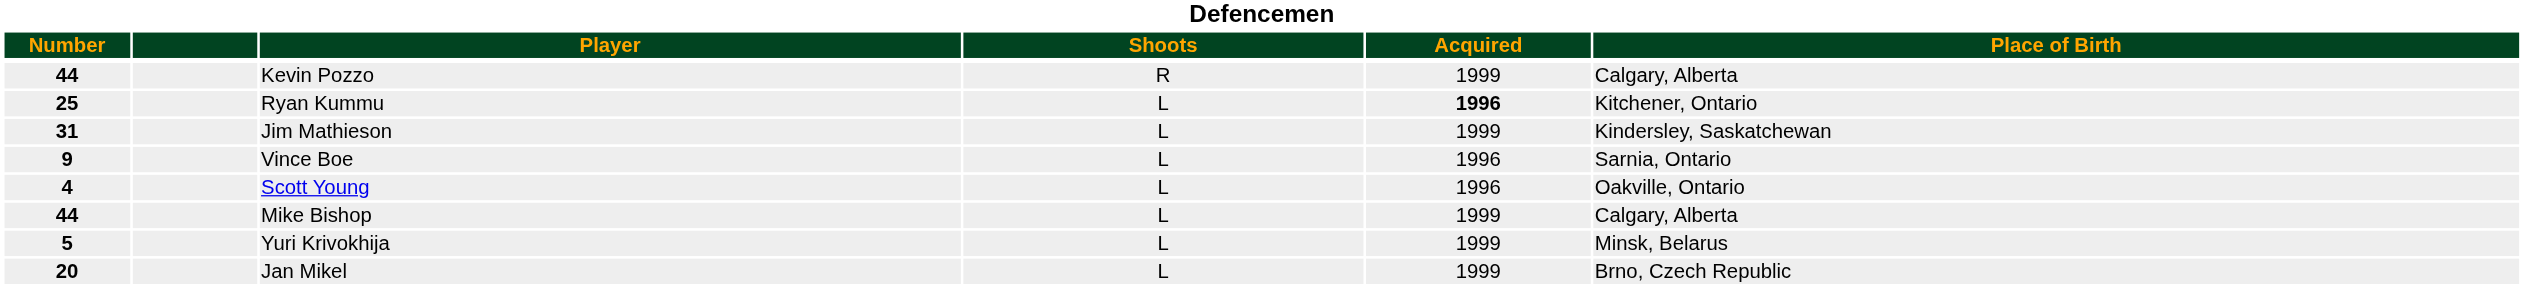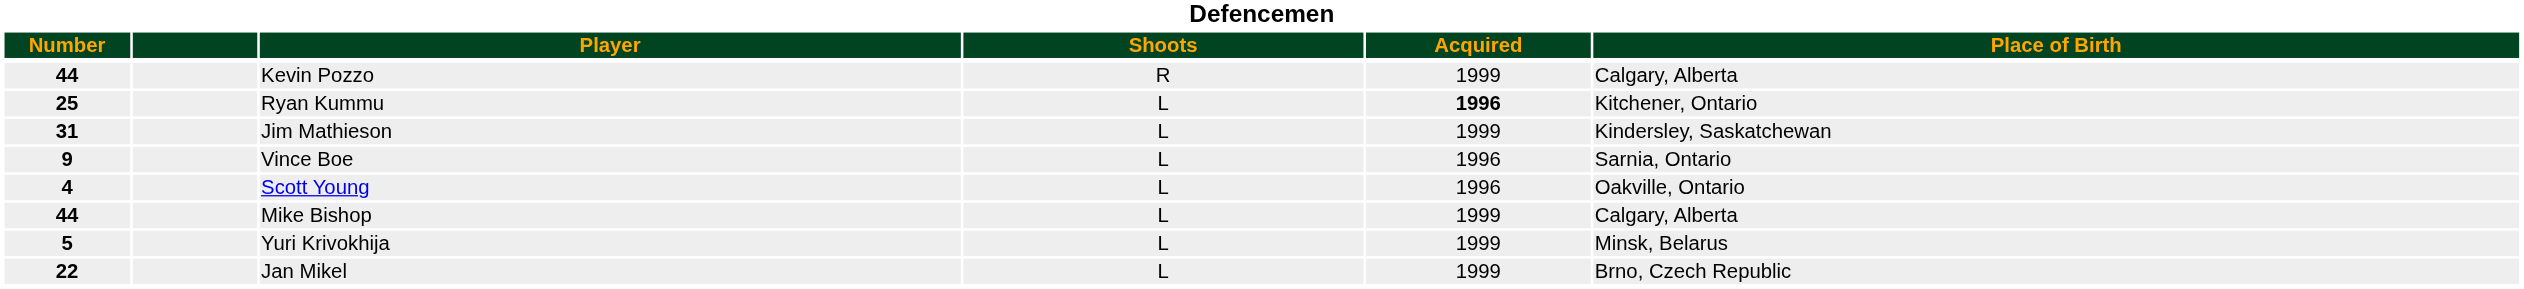(67, 271) 20 -> (67, 271) 22
